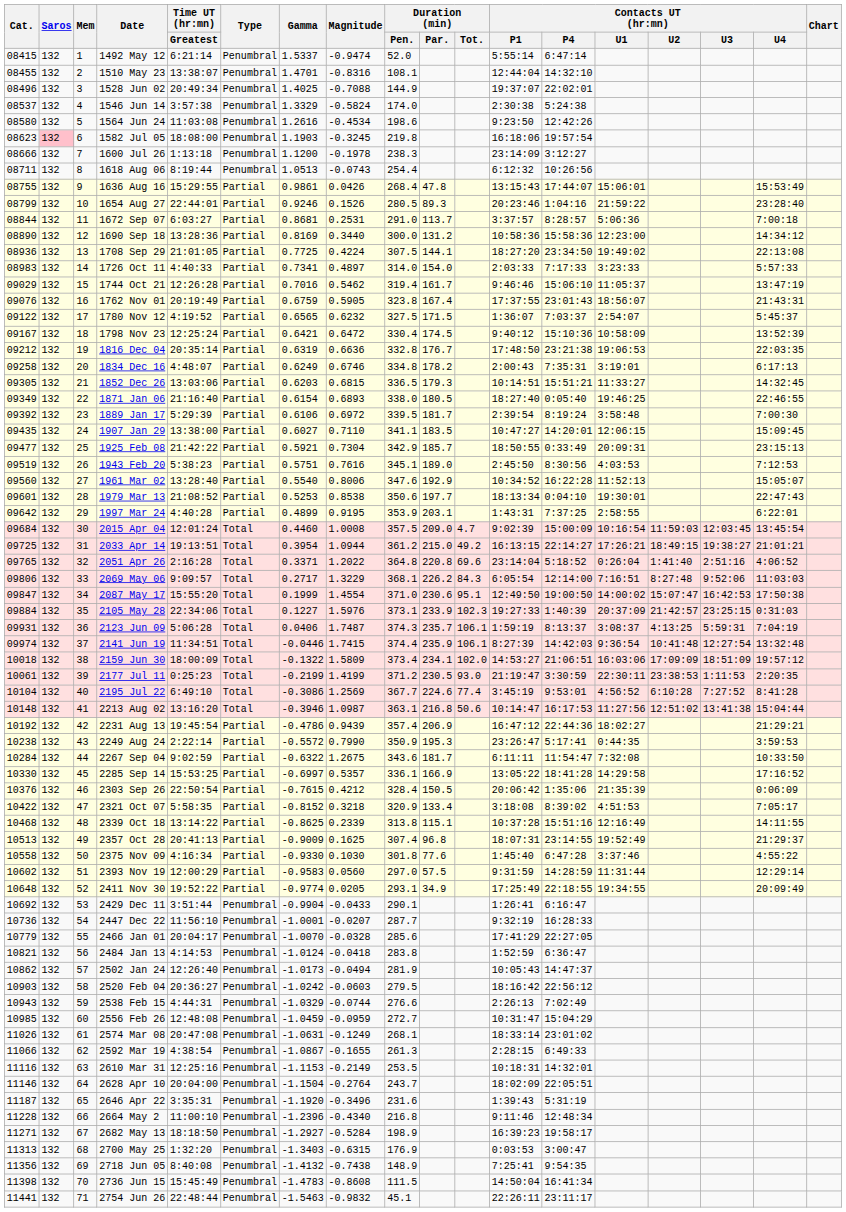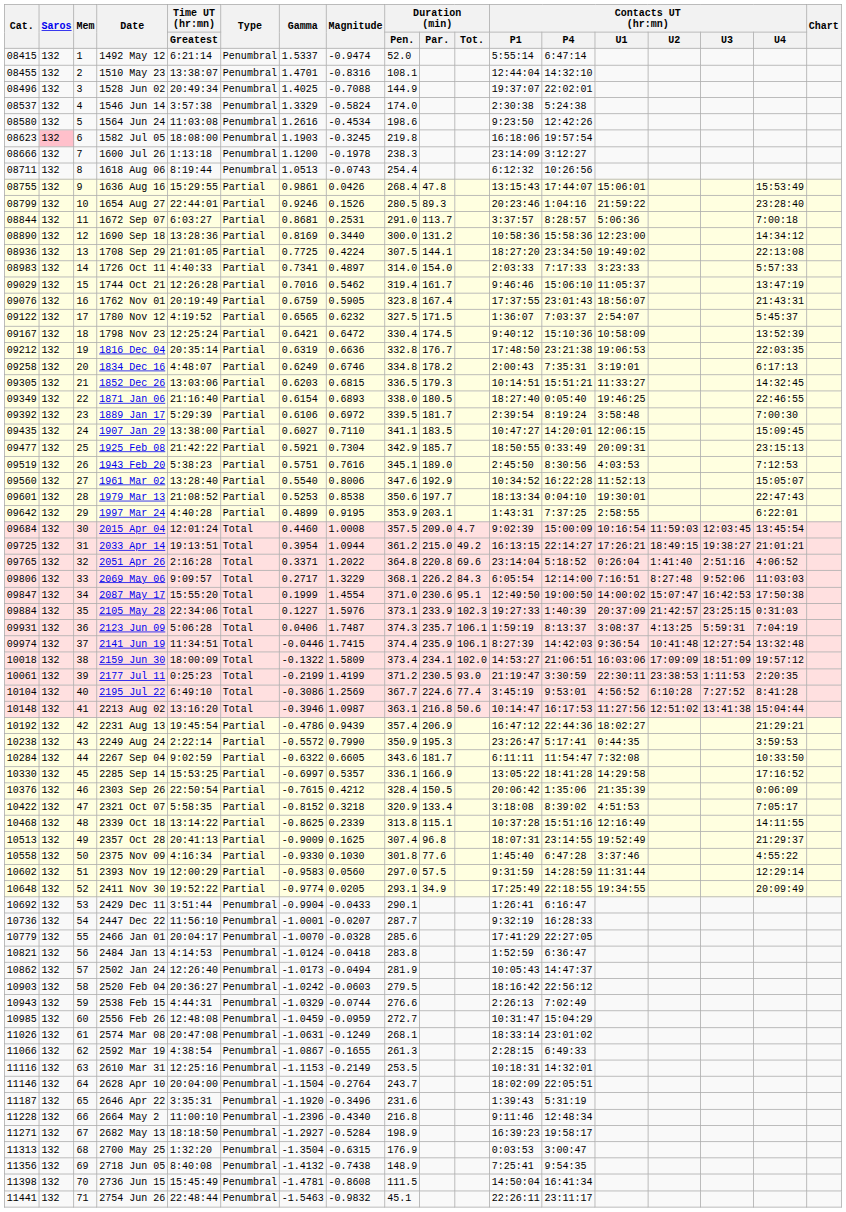(347, 758) 1.2675 -> (347, 758) 0.6605
(303, 1150) -1.3403 -> (303, 1150) -1.3504
(303, 1182) -1.4783 -> (303, 1182) -1.4781
